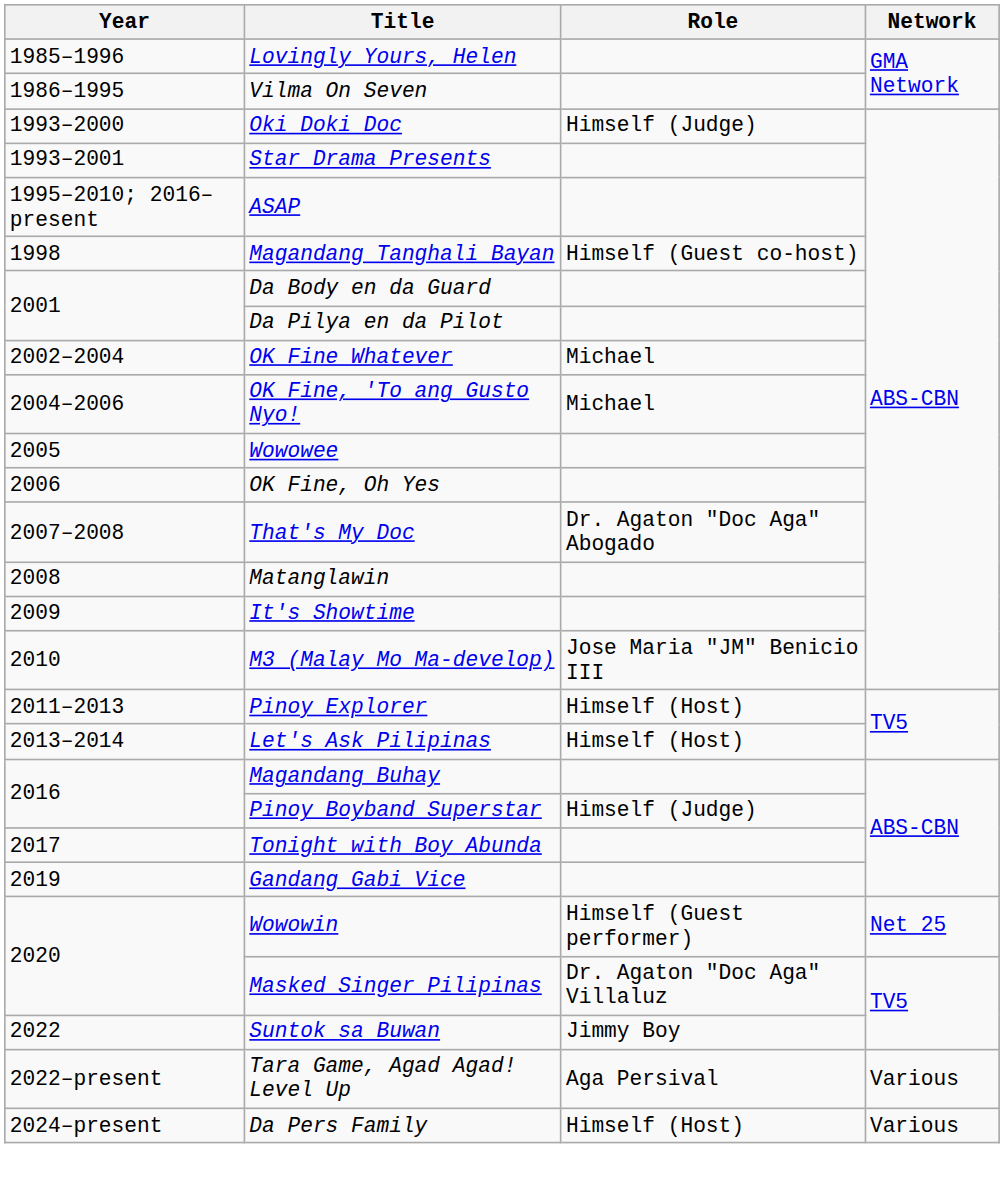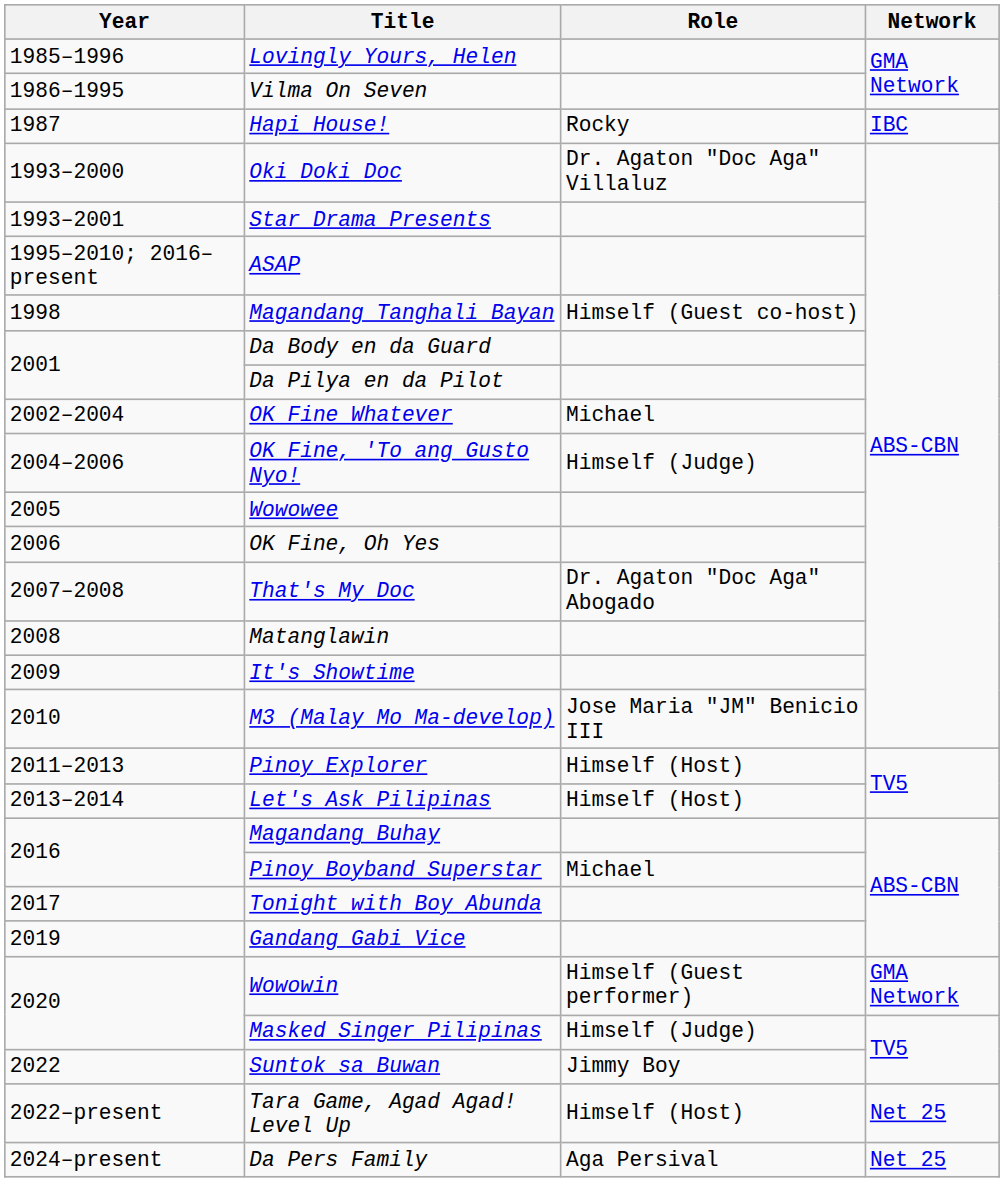+ row: (319, 126)
(661, 126) Himself (Judge) -> (693, 172) Dr. Agaton "Doc Aga" Villaluz
(610, 404) Michael -> (661, 463) Himself (Judge)
(661, 811) Himself (Judge) -> (610, 870) Michael
(908, 926) Net 25 -> (914, 985) GMA Network
(693, 985) Dr. Agaton "Doc Aga" Villaluz -> (661, 1032) Himself (Judge)
(642, 1079) Aga Persival -> (655, 1113) Himself (Host)
(914, 1079) Various -> (908, 1113) Net 25
(655, 1126) Himself (Host) -> (642, 1160) Aga Persival
(914, 1126) Various -> (908, 1160) Net 25
